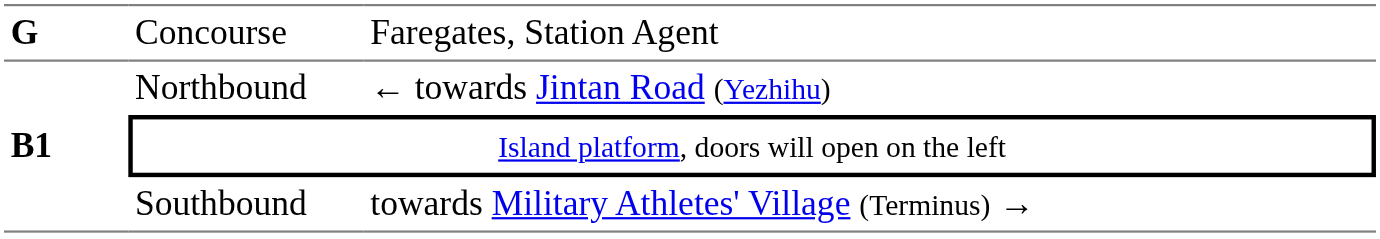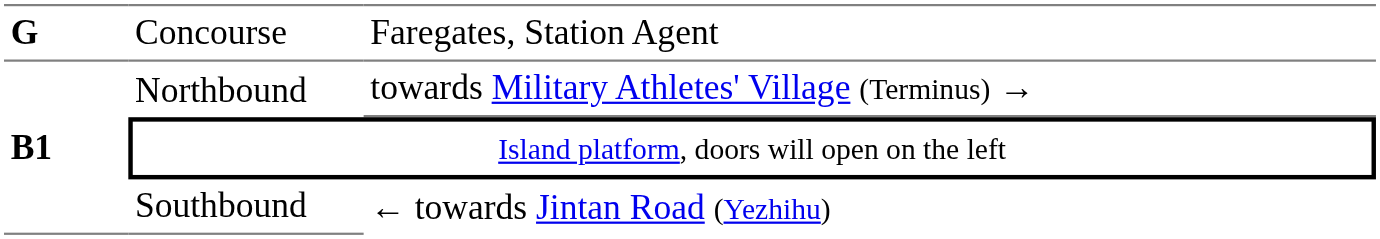(601, 87) ← towards Jintan Road (Yezhihu) -> (703, 87) towards Military Athletes' Village (Terminus) →
(703, 203) towards Military Athletes' Village (Terminus) → -> (601, 206) ← towards Jintan Road (Yezhihu)
